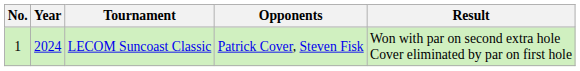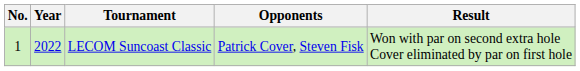(48, 46) 2024 -> (48, 46) 2022
